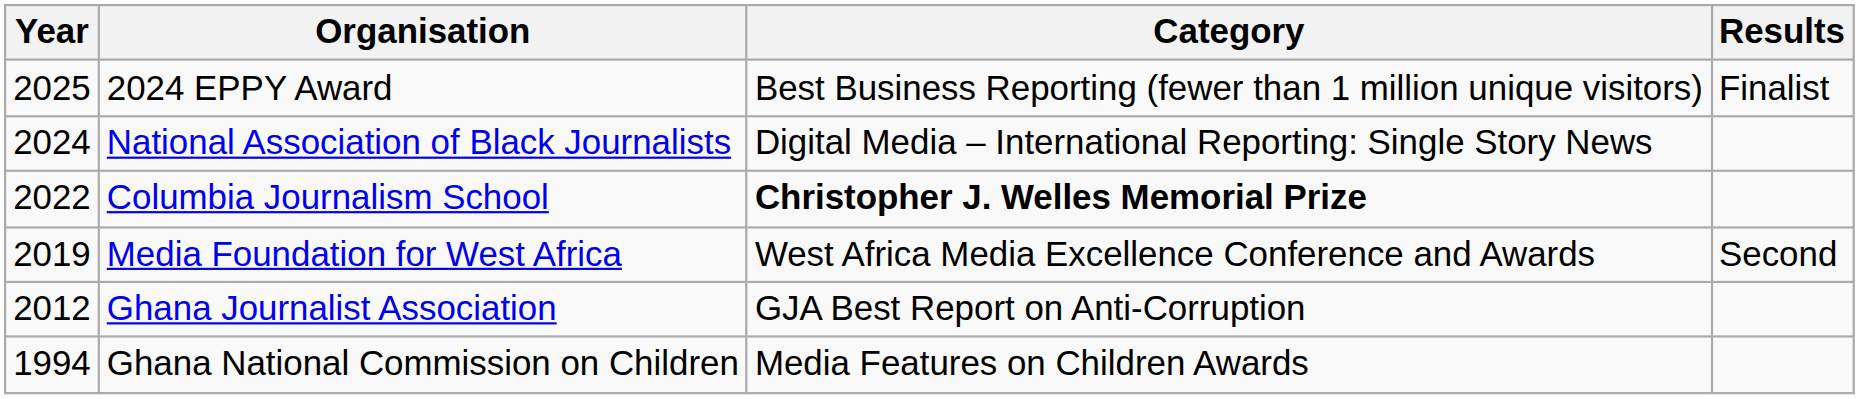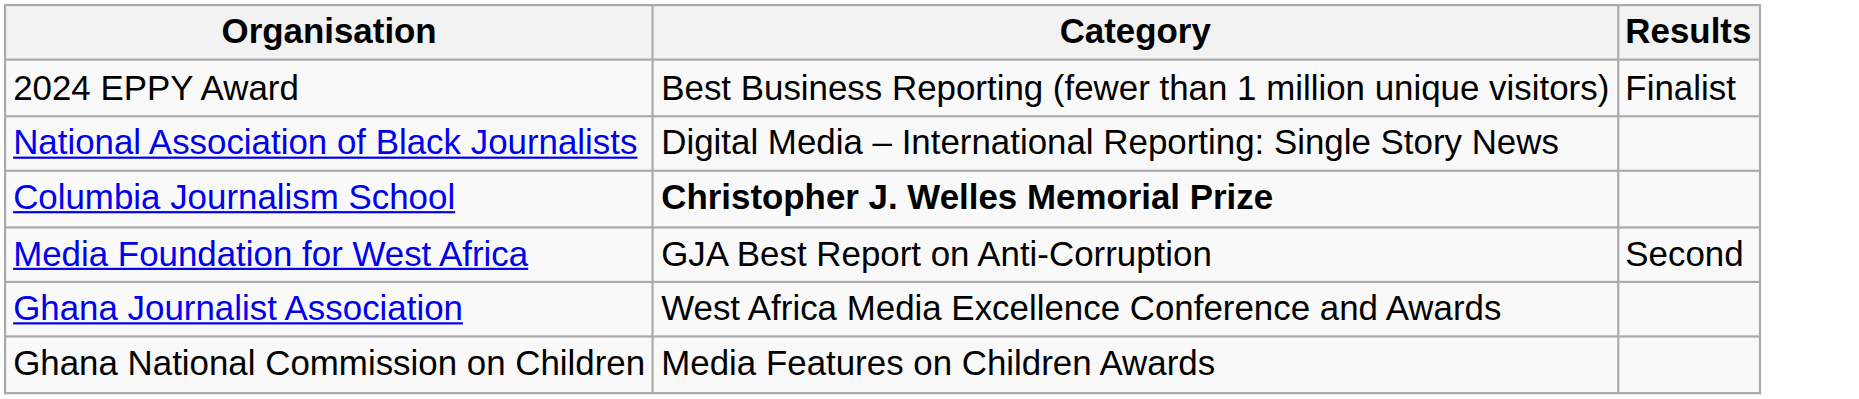- column: (52, 32)
(1175, 253) West Africa Media Excellence Conference and Awards -> (937, 253) GJA Best Report on Anti-Corruption
(1030, 308) GJA Best Report on Anti-Corruption -> (1081, 308) West Africa Media Excellence Conference and Awards
